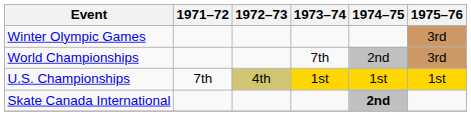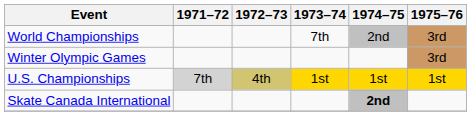rows swapped: (77, 36) <-> (73, 57)
(203, 79) no background -> (203, 79) lightgrey background
